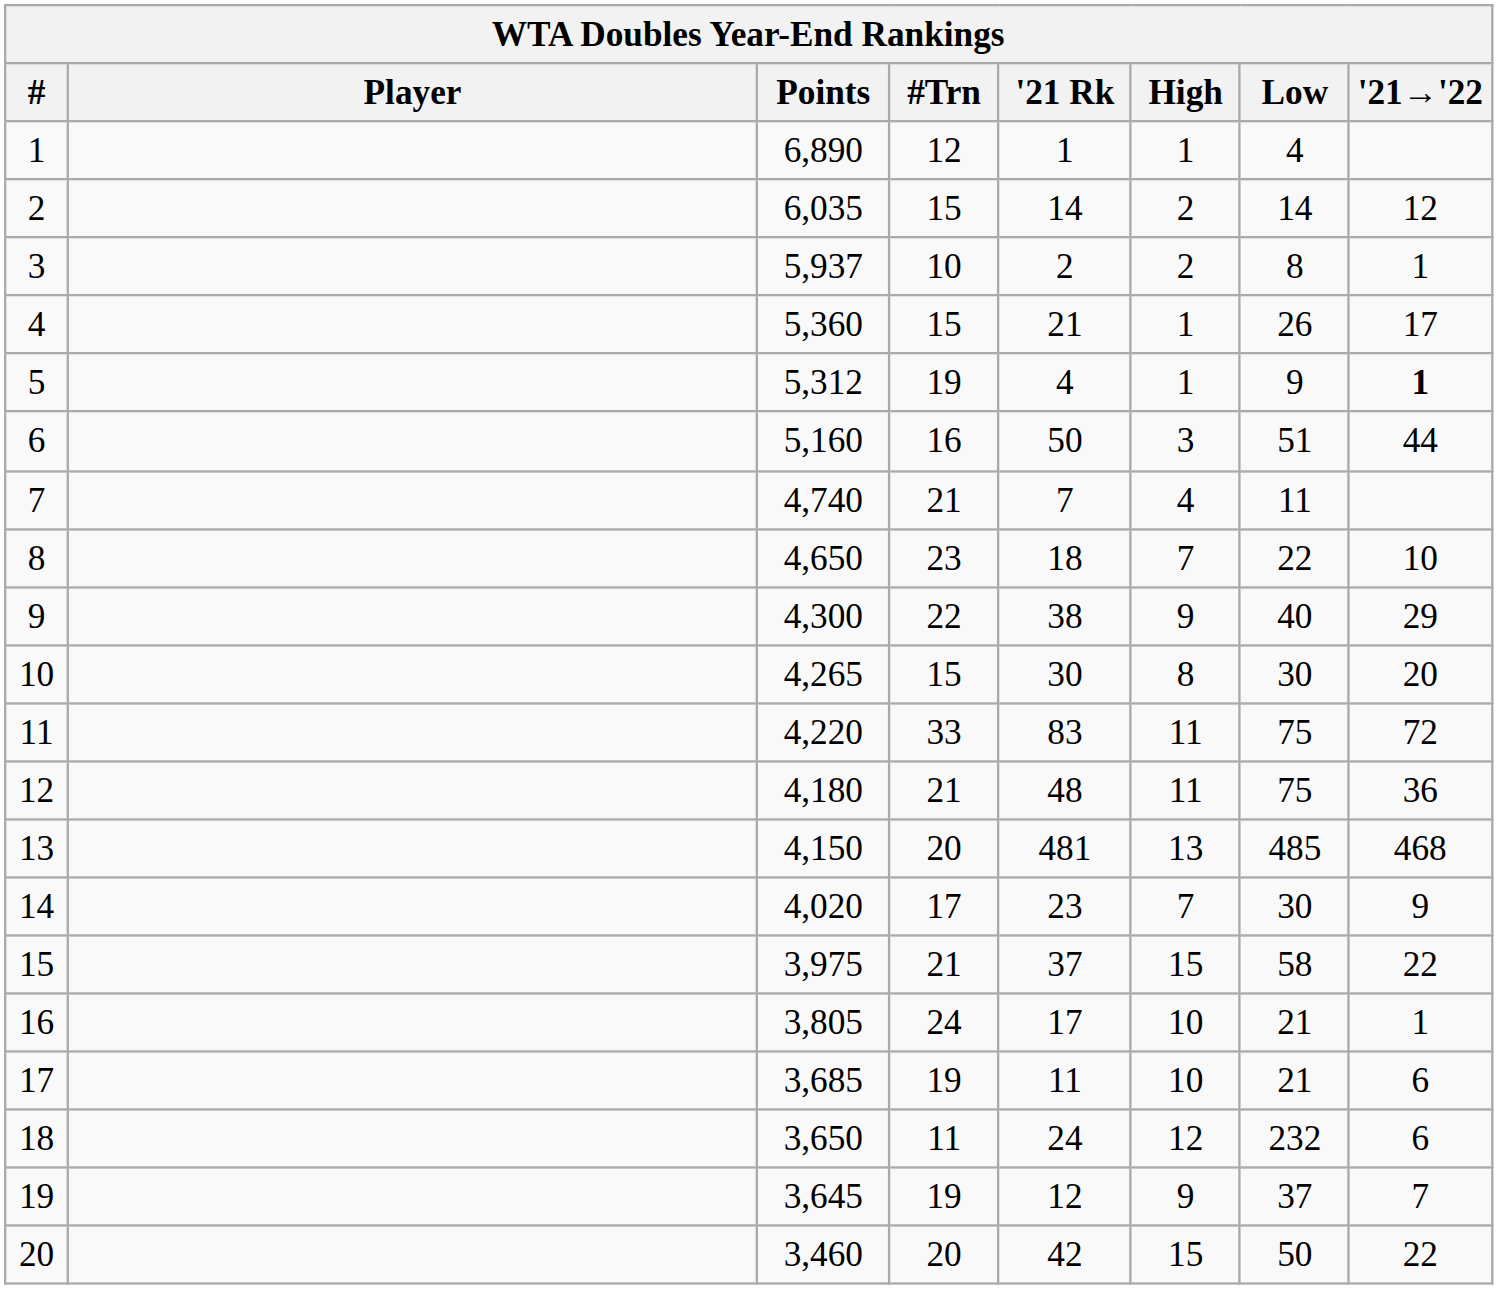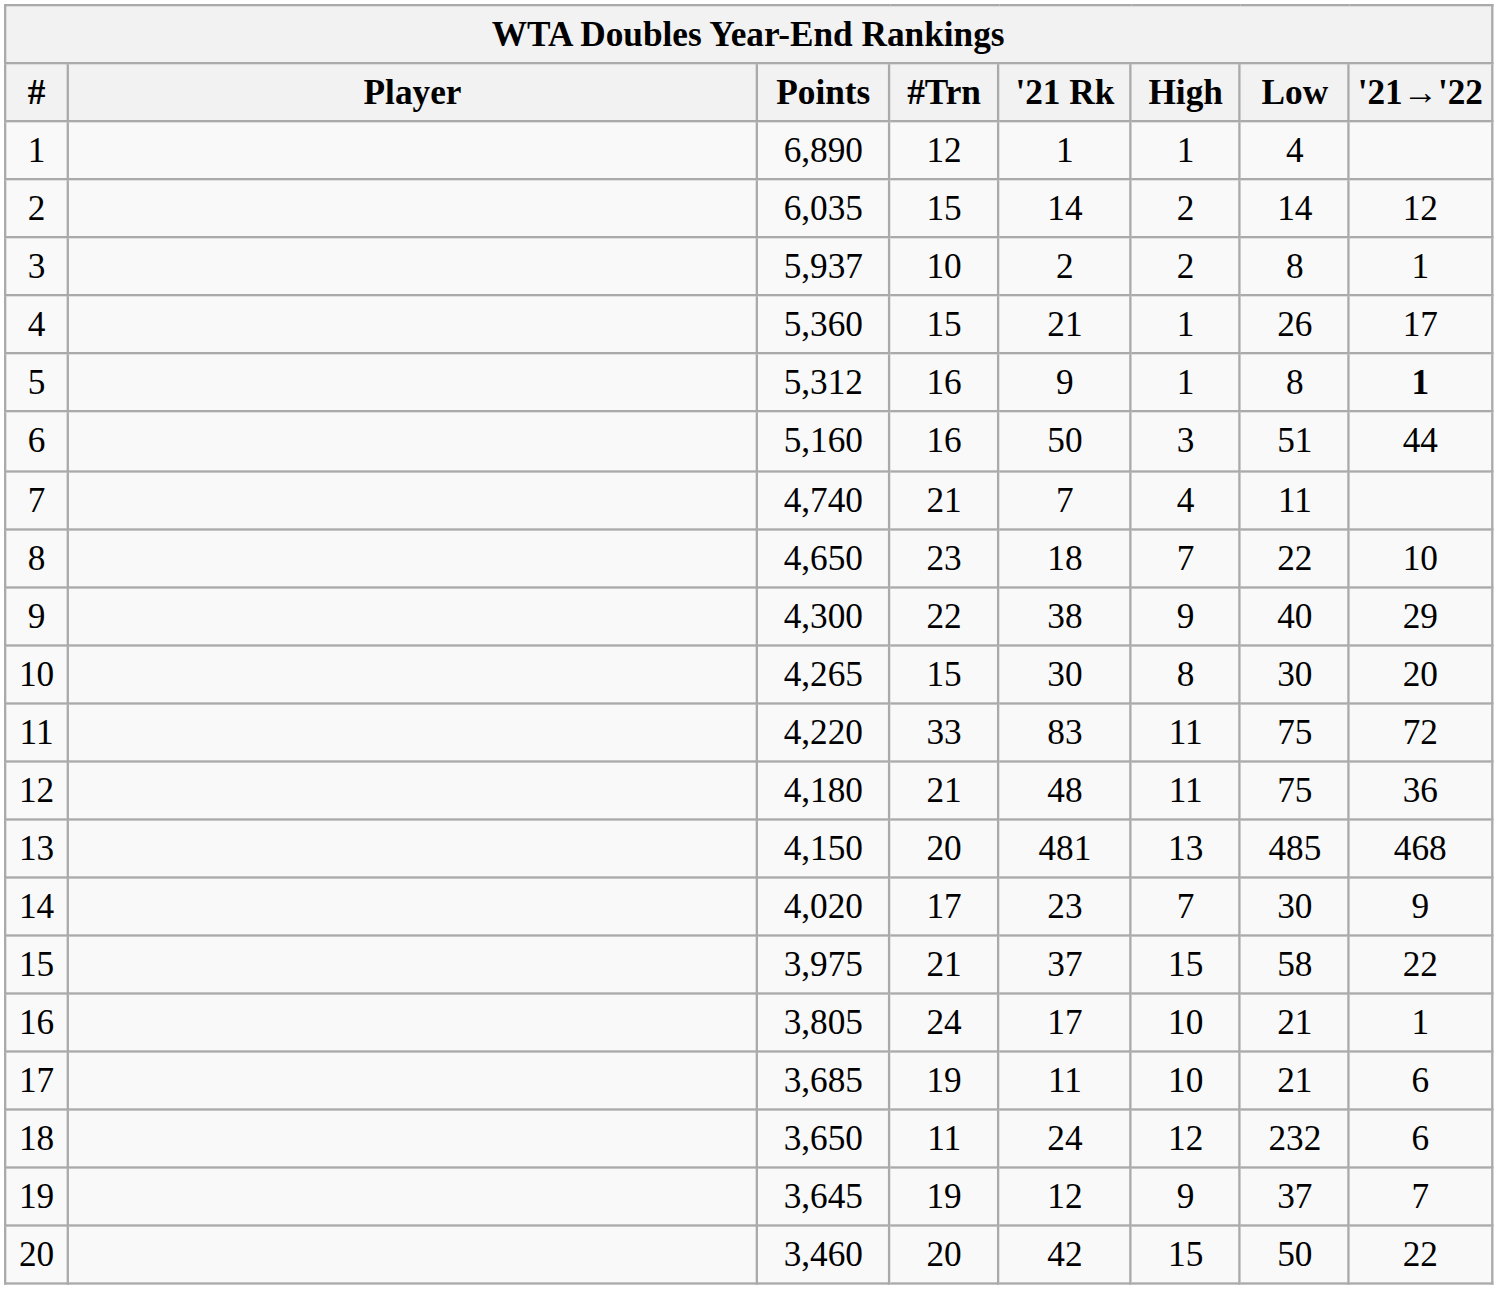(944, 382) 19 -> (944, 382) 16
(1065, 382) 4 -> (1065, 382) 9
(1295, 382) 9 -> (1295, 382) 8
